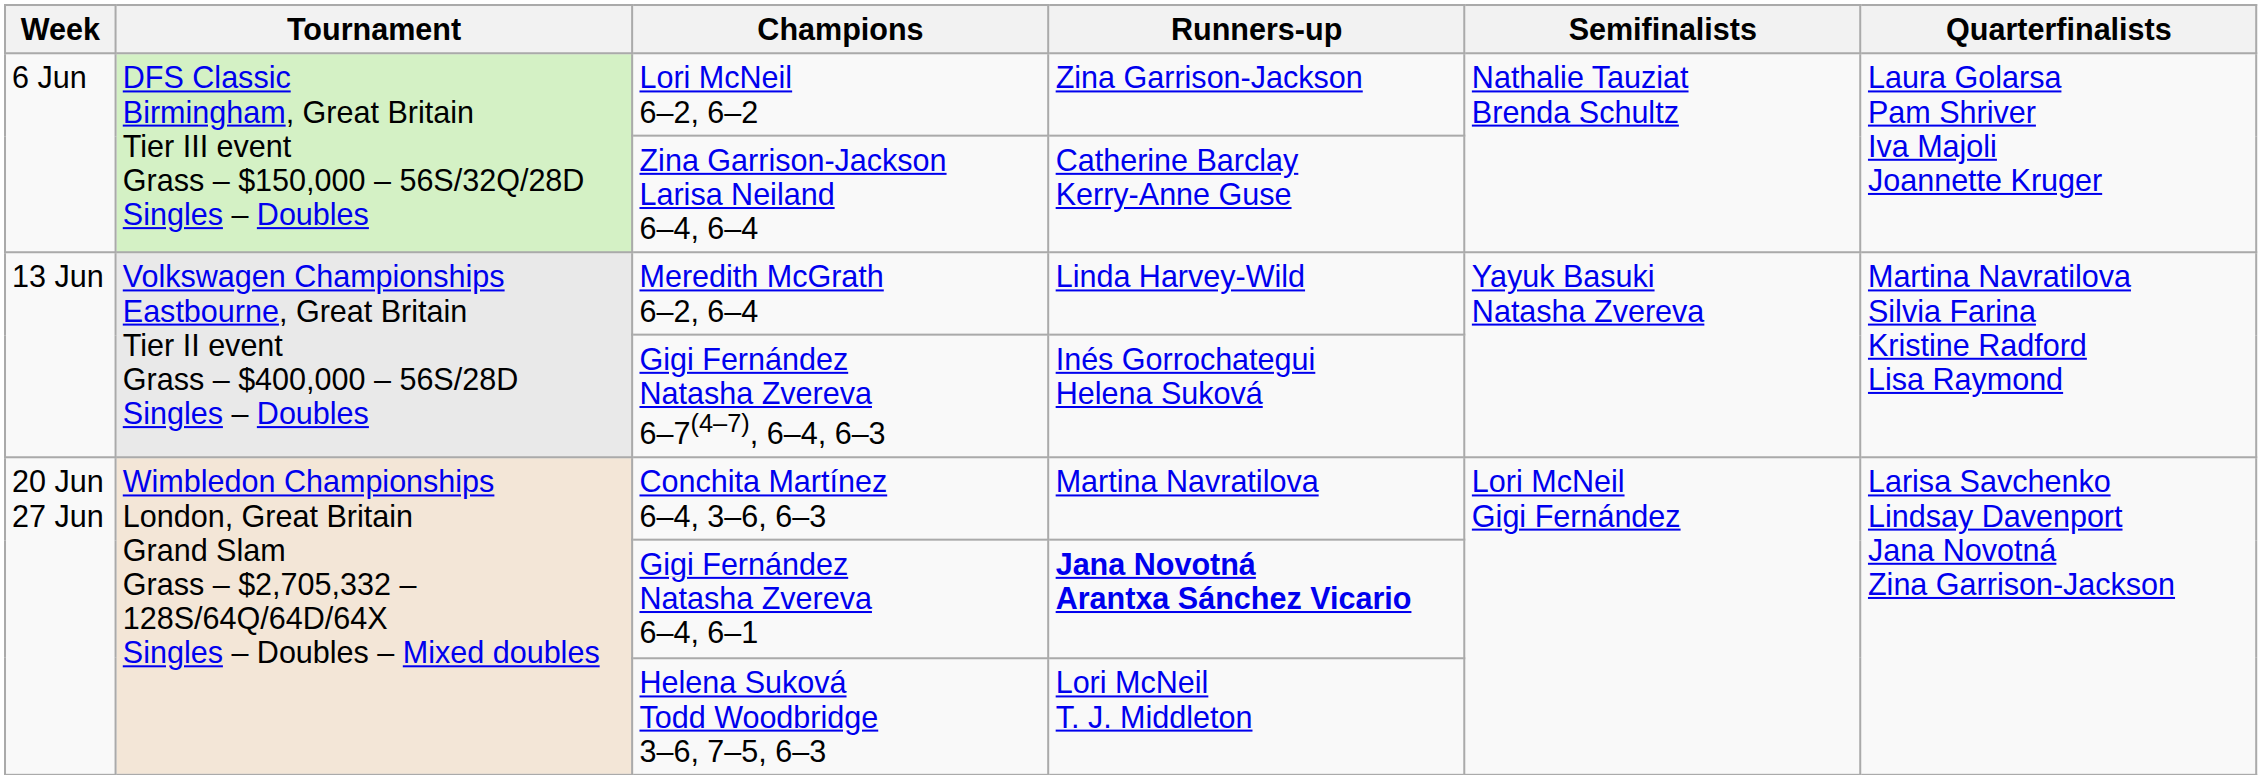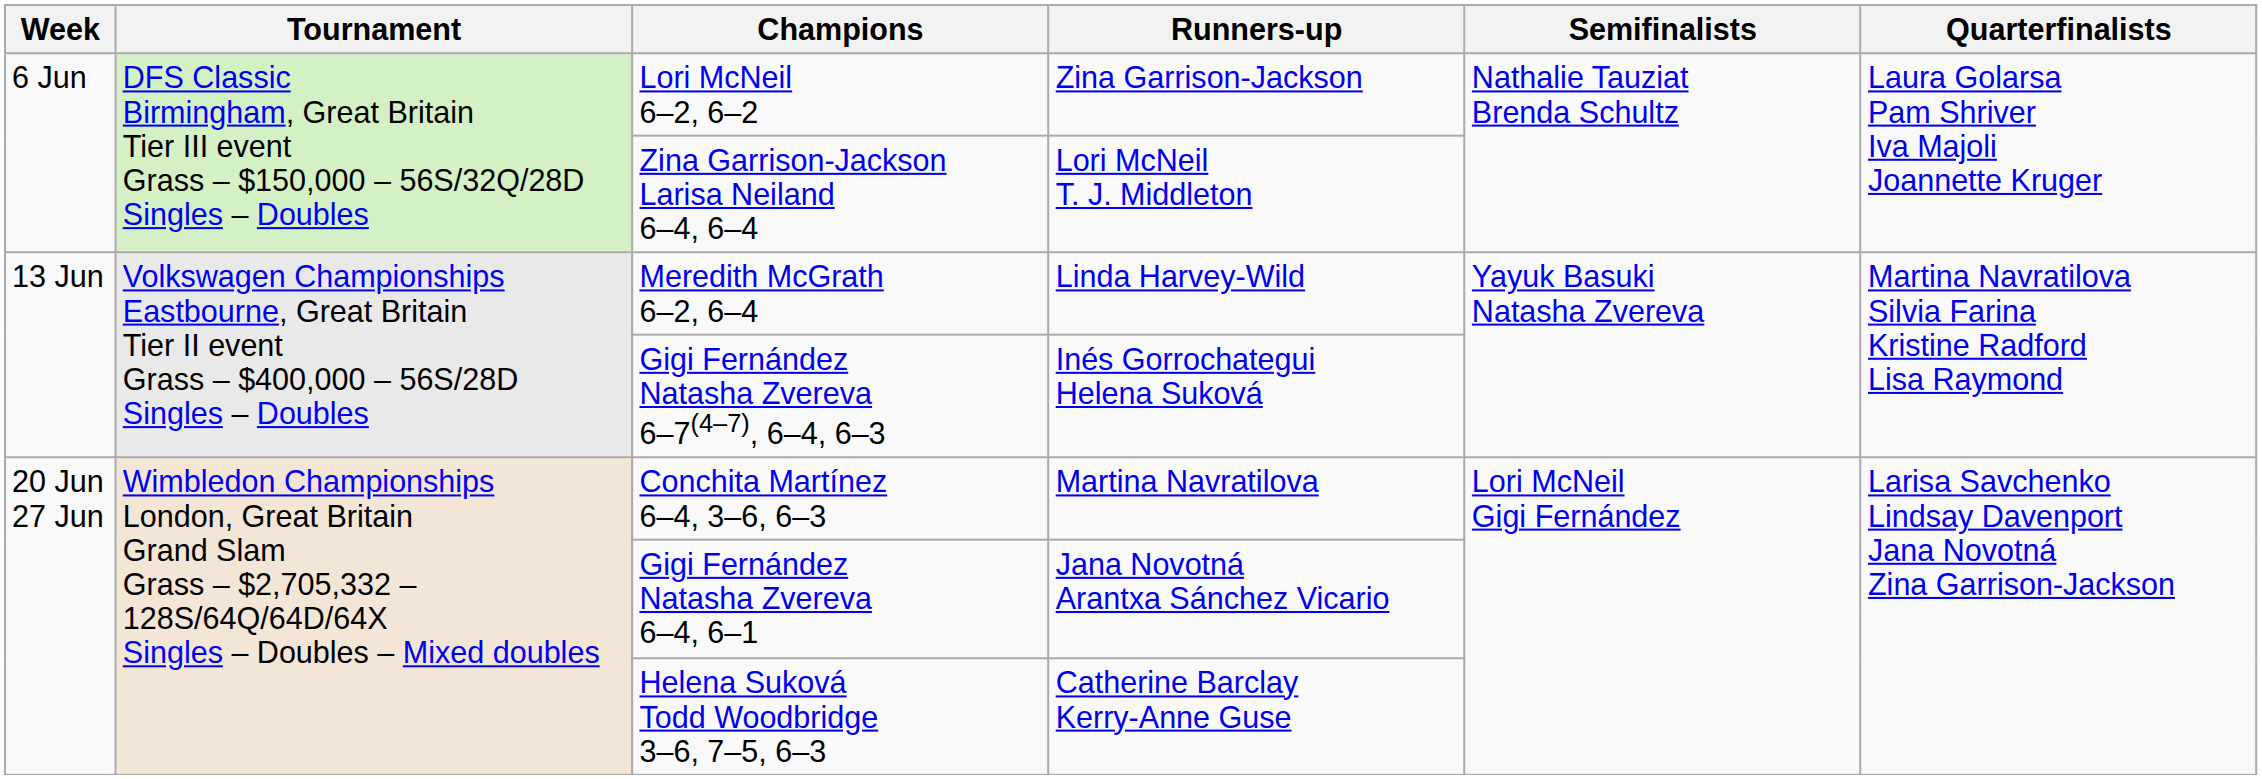(1177, 177) Catherine Barclay Kerry-Anne Guse -> (1154, 177) Lori McNeil T. J. Middleton
(1234, 582) bold -> (1223, 582) normal
(1154, 699) Lori McNeil T. J. Middleton -> (1177, 699) Catherine Barclay Kerry-Anne Guse
